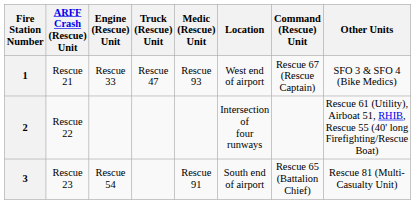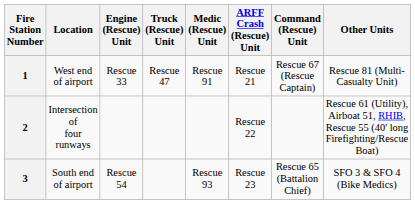columns swapped: (245, 30) <-> (68, 30)
(196, 76) Rescue 93 -> (207, 76) Rescue 91
(367, 76) SFO 3 & SFO 4 (Bike Medics) -> (367, 76) Rescue 81 (Multi-Casualty Unit)
(196, 179) Rescue 91 -> (207, 179) Rescue 93
(367, 179) Rescue 81 (Multi-Casualty Unit) -> (367, 179) SFO 3 & SFO 4 (Bike Medics)
